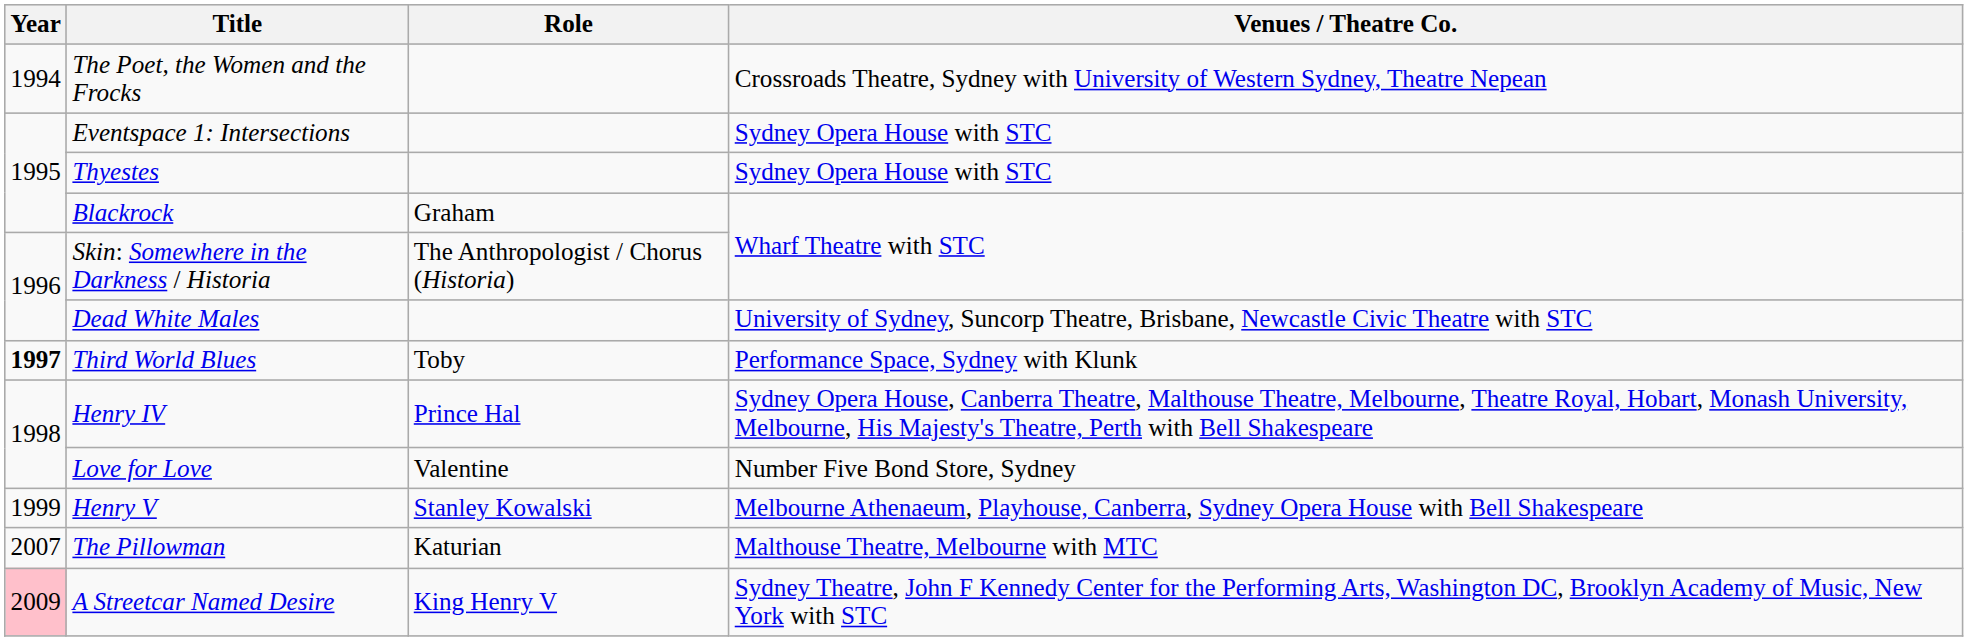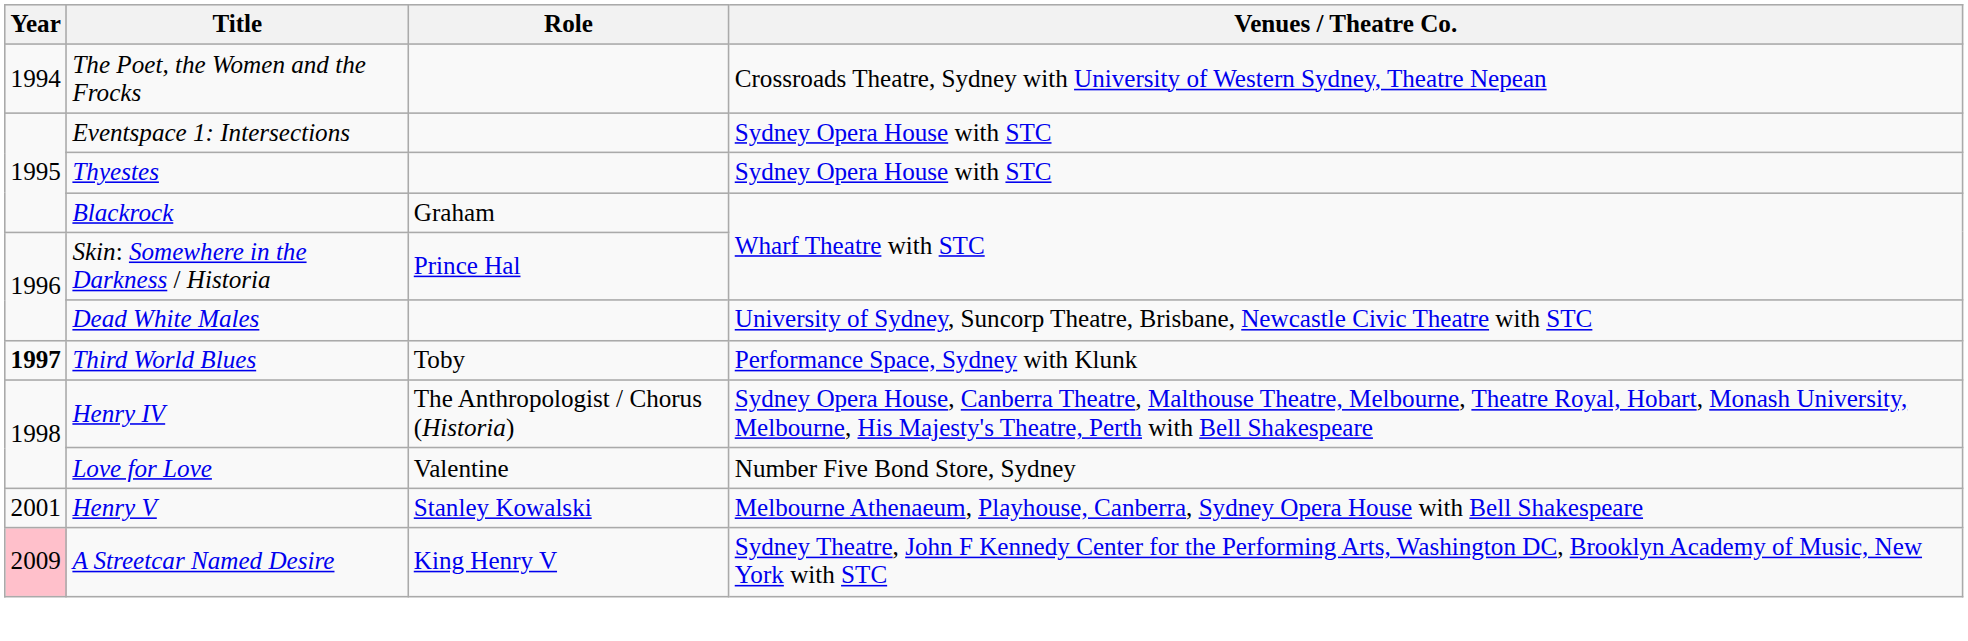(558, 266) The Anthropologist / Chorus (Historia) -> (467, 266) Prince Hal
(467, 413) Prince Hal -> (558, 413) The Anthropologist / Chorus (Historia)
(36, 507) 1999 -> (36, 507) 2001
- row: (149, 547)
